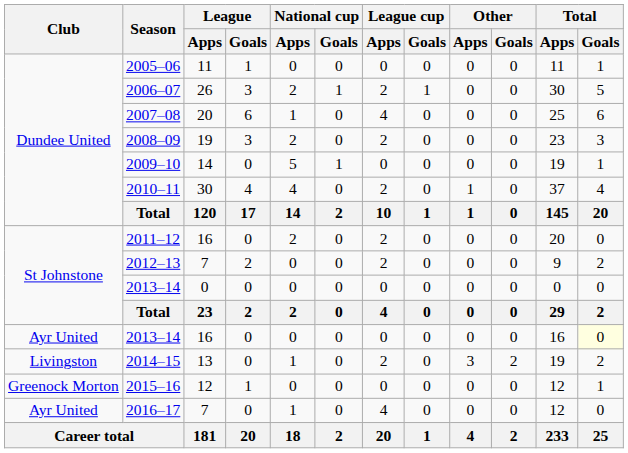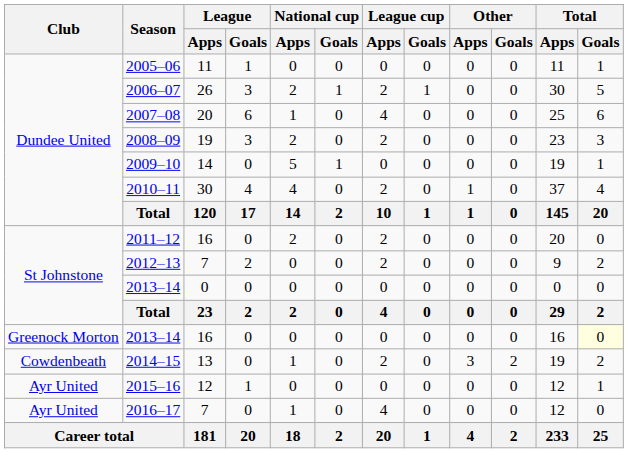(63, 336) Ayr United -> (63, 336) Greenock Morton
(63, 361) Livingston -> (63, 361) Cowdenbeath
(63, 386) Greenock Morton -> (63, 386) Ayr United
